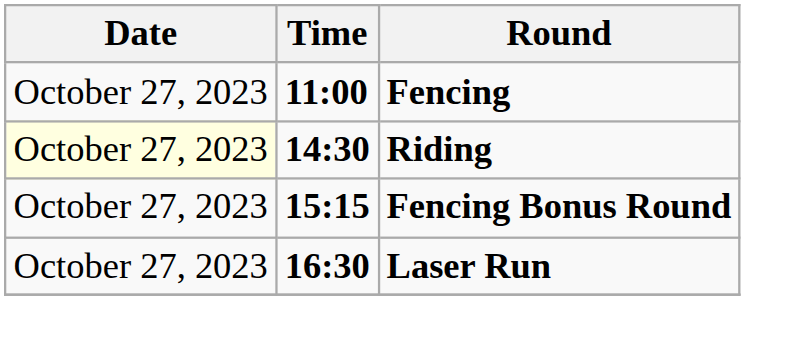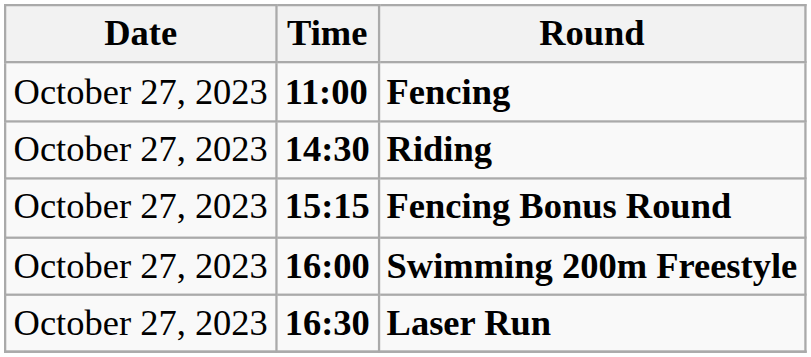(141, 149) lightyellow background -> (141, 149) no background
+ row: (592, 264)
